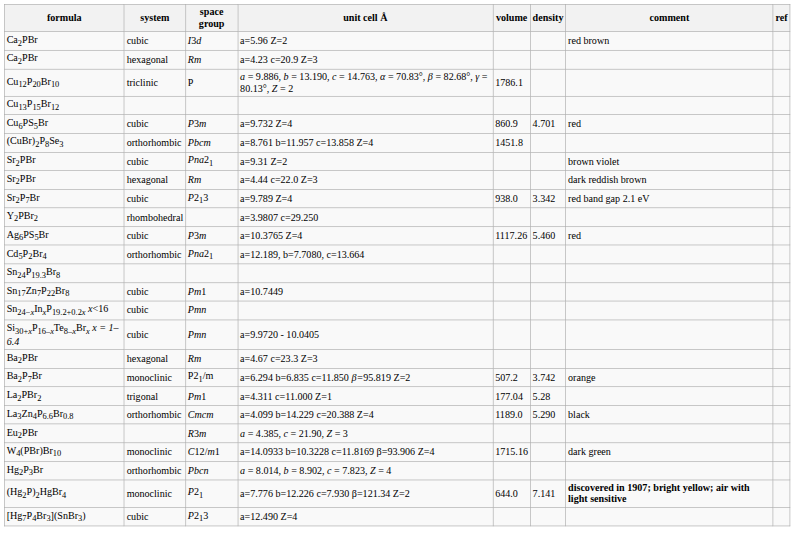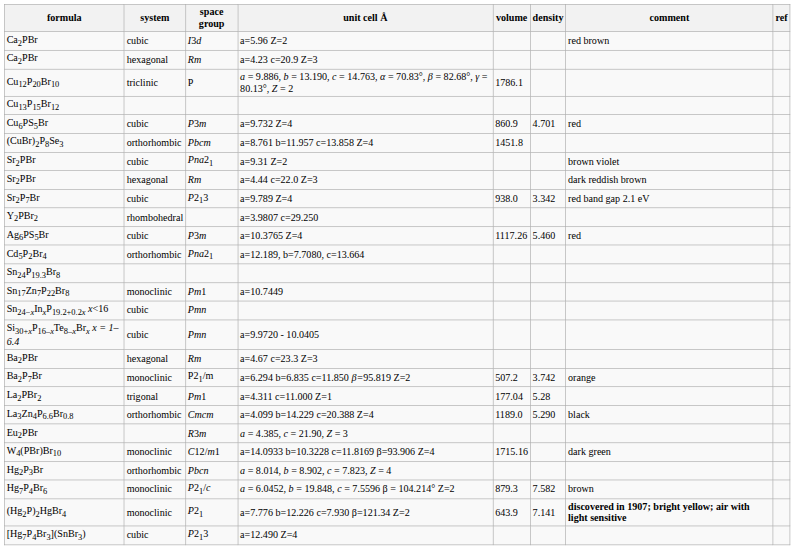(138, 291) cubic -> (149, 291) monoclinic
+ row: (27, 489)
(507, 493) 644.0 -> (507, 512) 643.9
